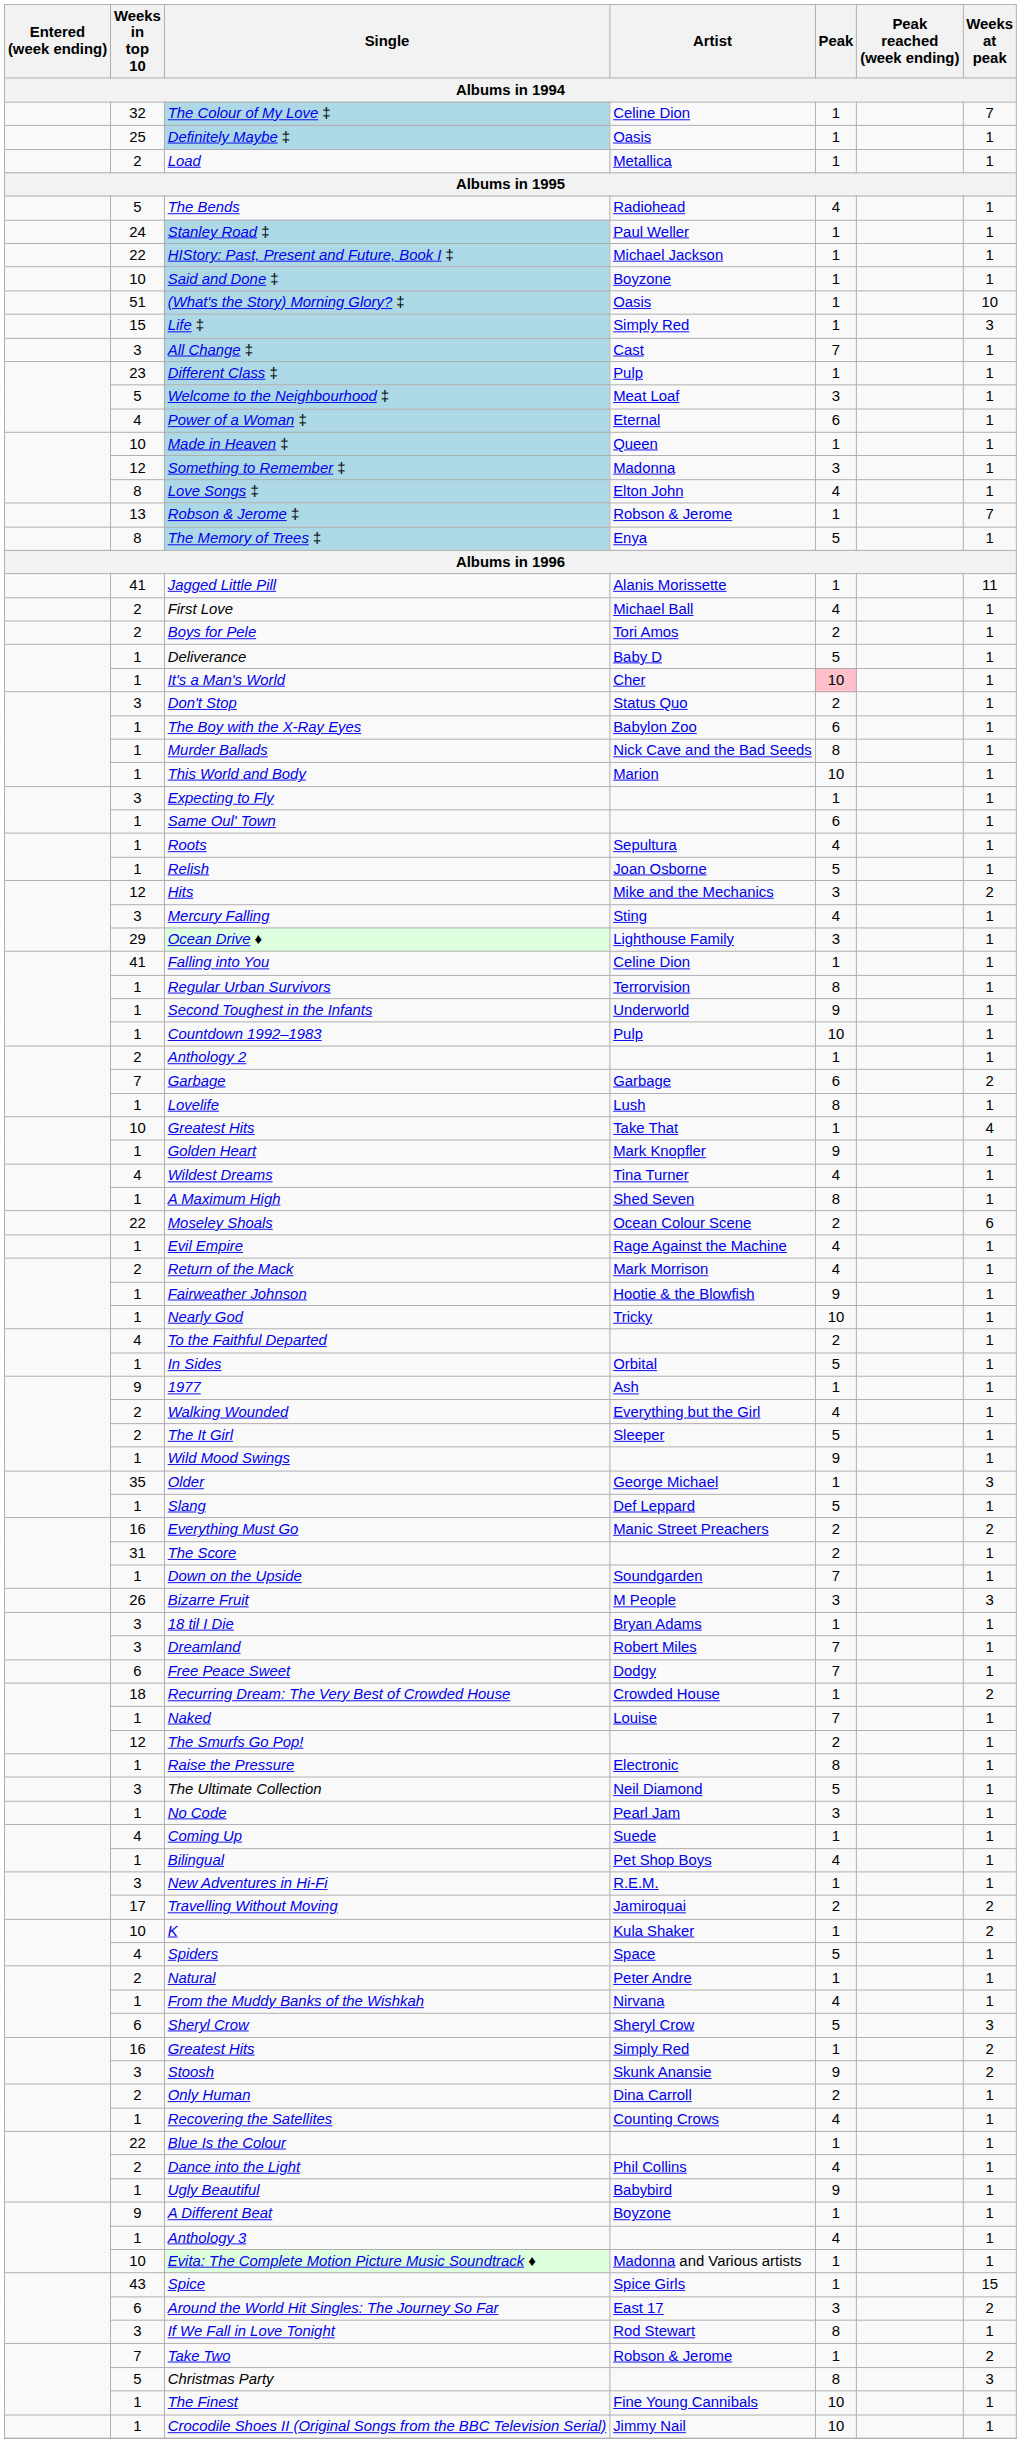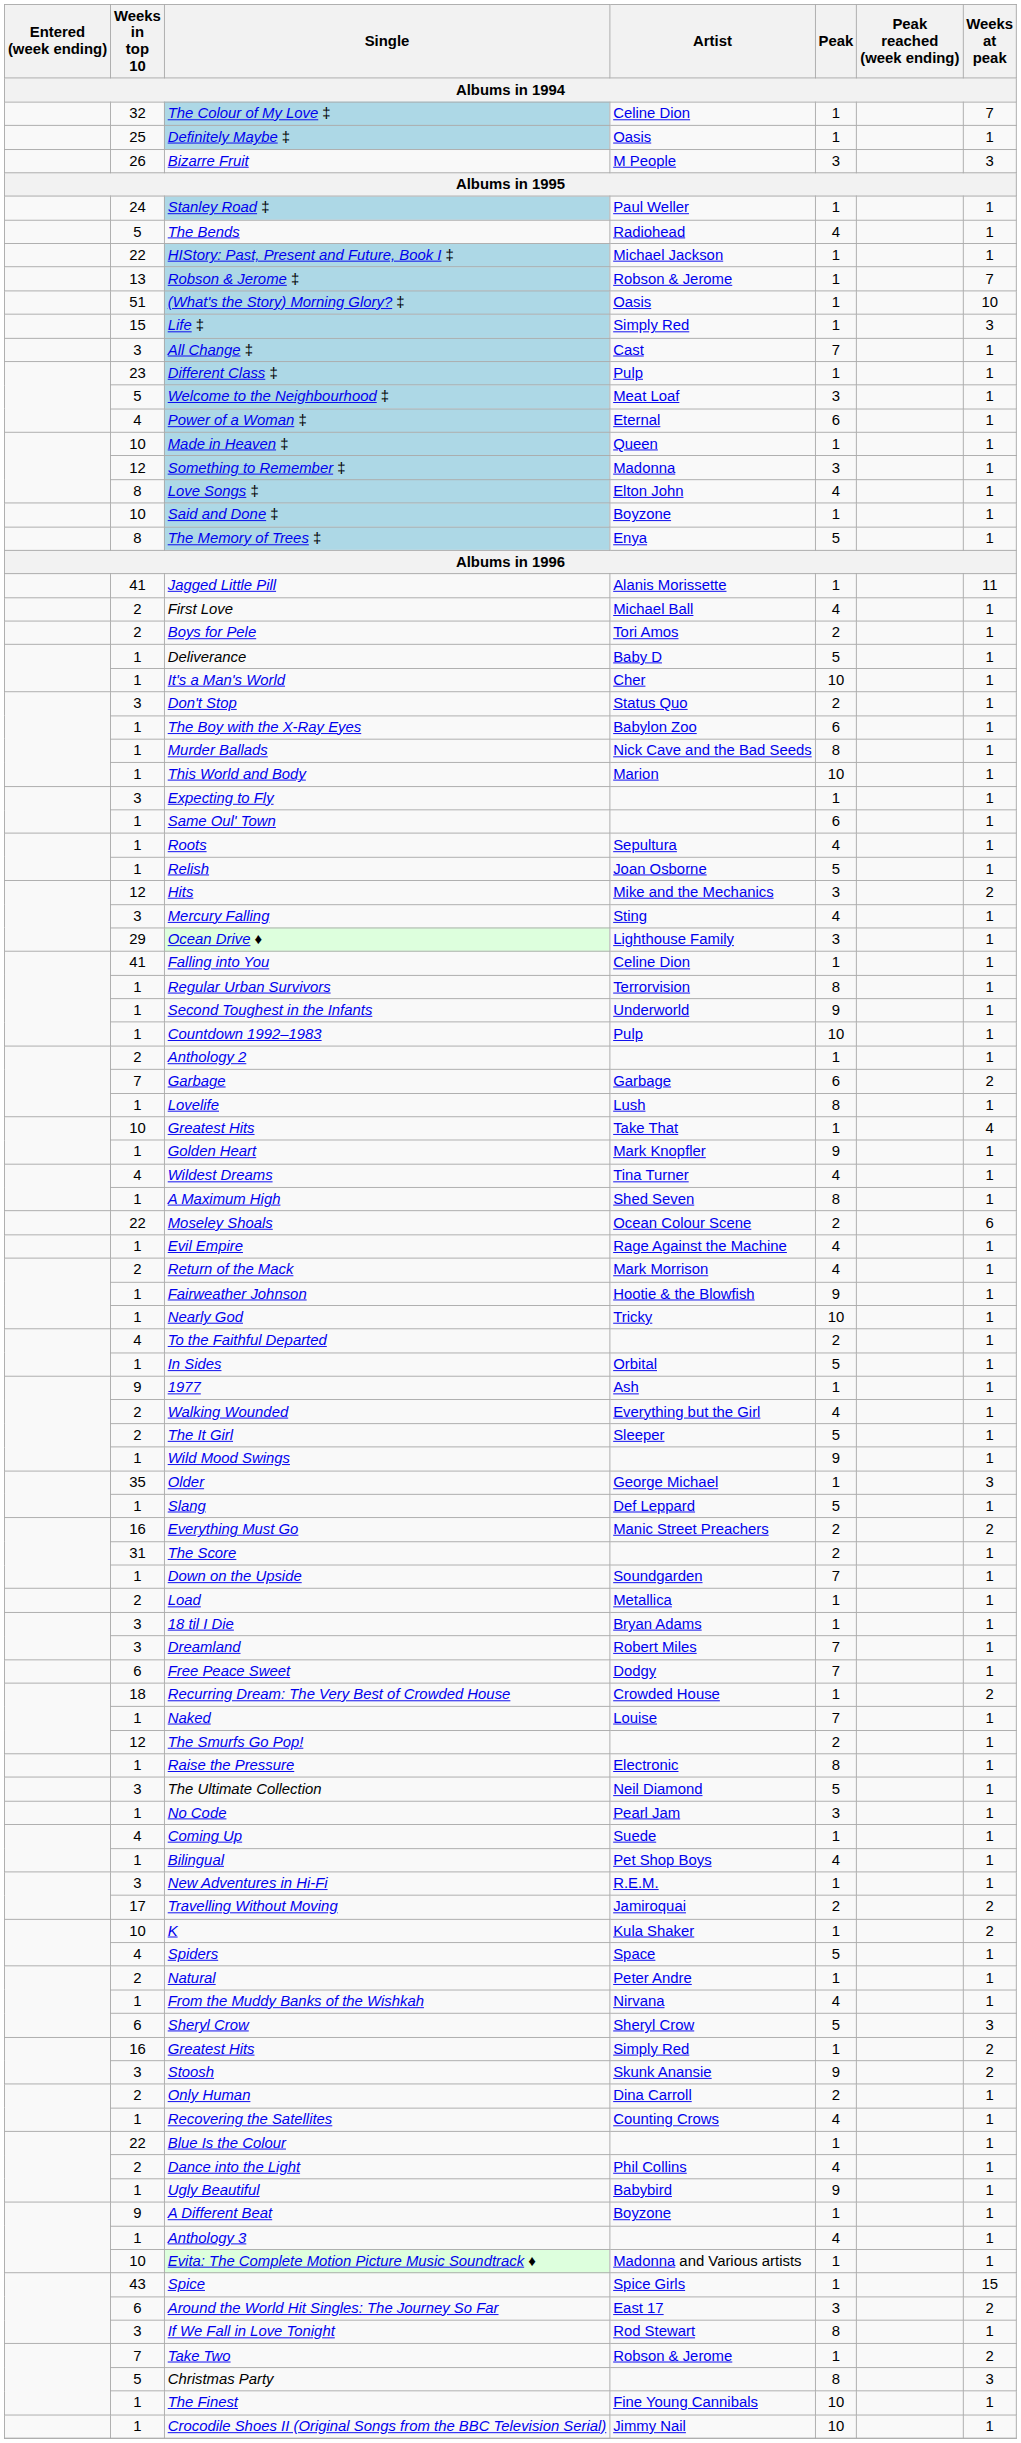rows swapped: (208, 1600) <-> (184, 160)
rows swapped: (204, 208) <-> (219, 231)
rows swapped: (223, 278) <-> (233, 514)
(836, 680) pink background -> (836, 680) no background
